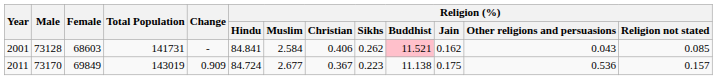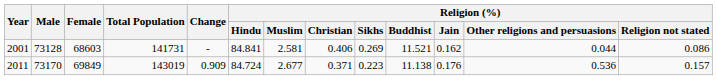(290, 48) 2.584 -> (290, 48) 2.581
(371, 48) 0.262 -> (371, 48) 0.269
(416, 48) pink background -> (416, 48) no background
(604, 48) 0.043 -> (604, 48) 0.044
(697, 48) 0.085 -> (697, 48) 0.086
(340, 65) 0.367 -> (340, 65) 0.371
(449, 65) 0.175 -> (449, 65) 0.176
